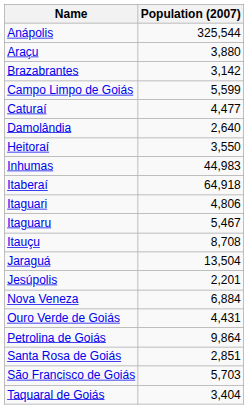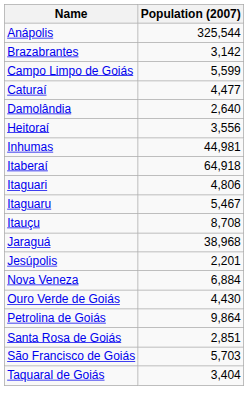- row: (23, 52)
(226, 147) 3,550 -> (226, 128) 3,556
(222, 166) 44,983 -> (222, 147) 44,981
(222, 261) 13,504 -> (222, 242) 38,968
(226, 318) 4,431 -> (226, 299) 4,430
